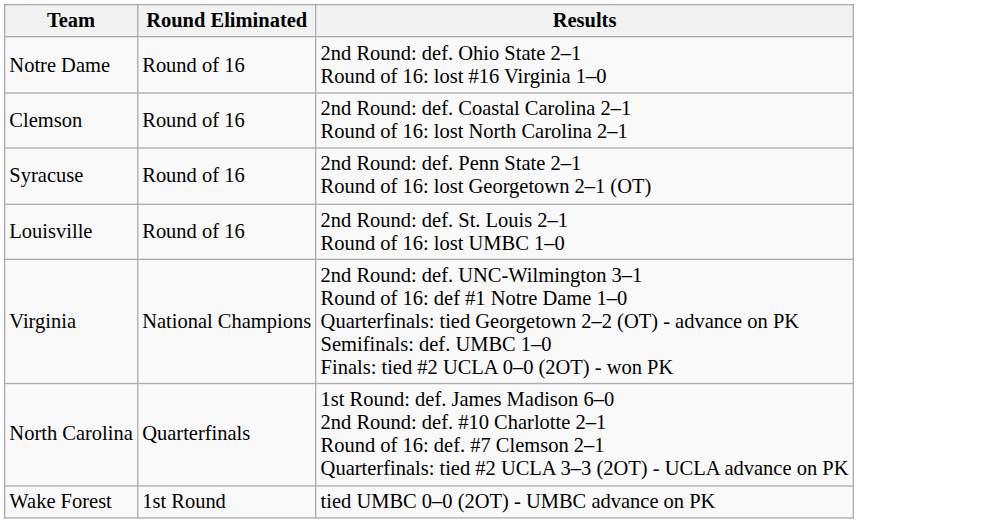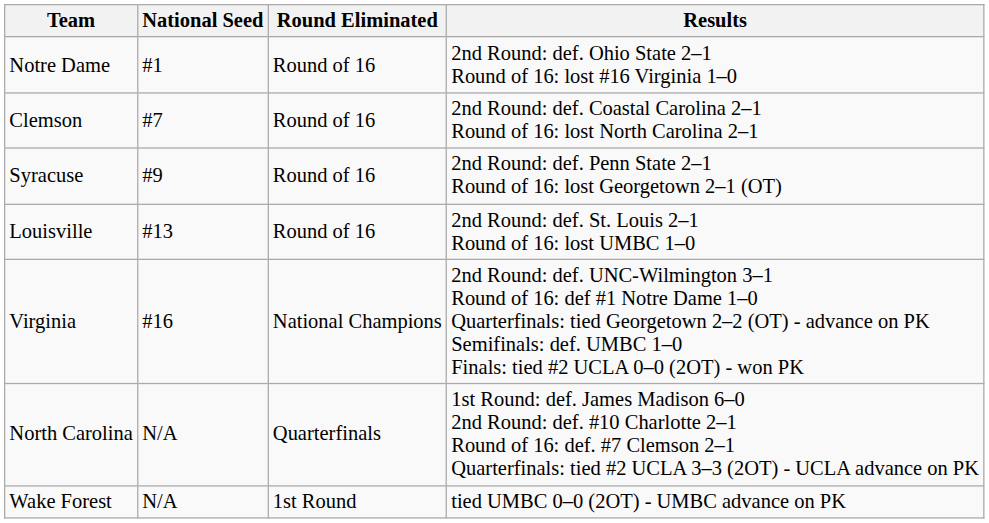+ column: (203, 20)
